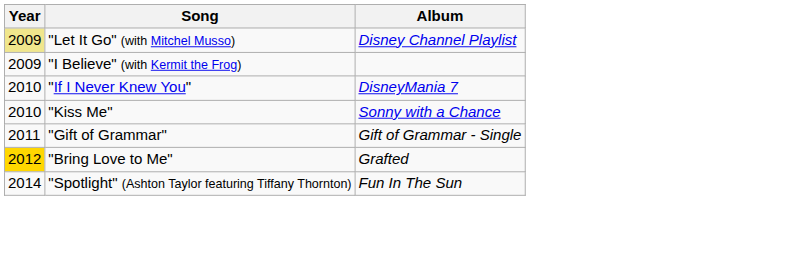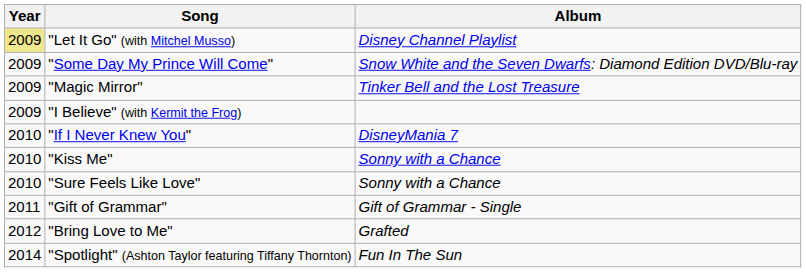+ row: (161, 64)
+ row: (95, 87)
+ row: (124, 183)
(25, 159) gold background -> (25, 231) no background
